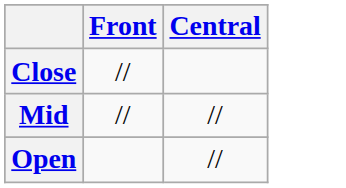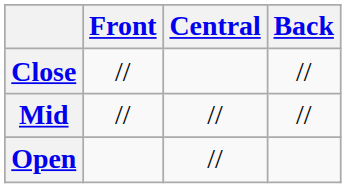+ column: (304, 26)
